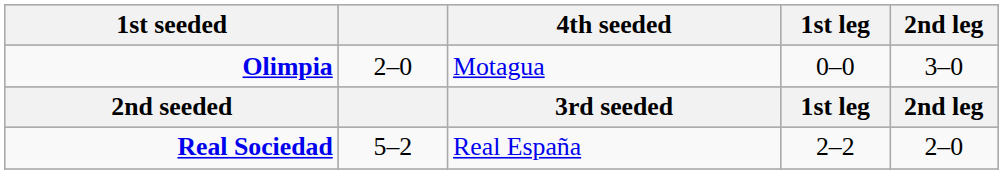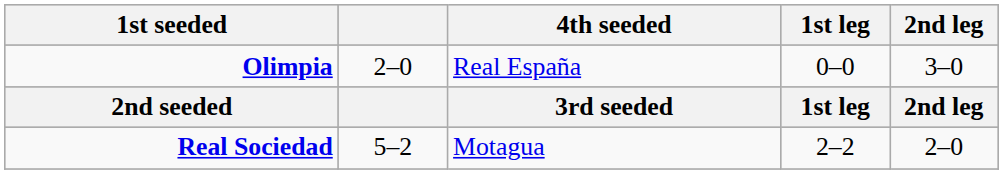(499, 65) Motagua -> (517, 65) Real España
(517, 147) Real España -> (499, 147) Motagua
